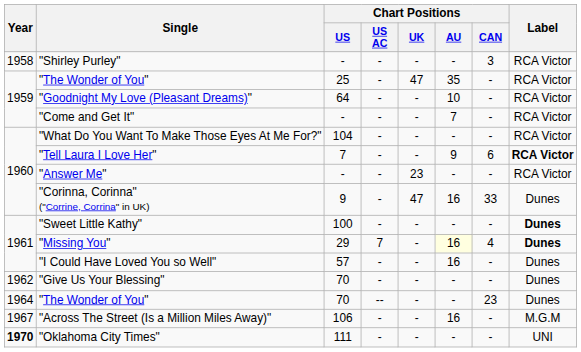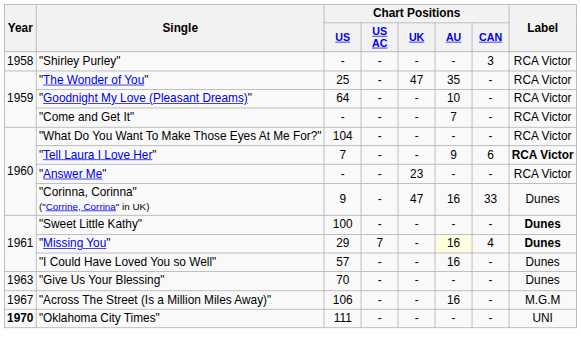(20, 281) 1962 -> (20, 281) 1963
- row: (94, 299)
